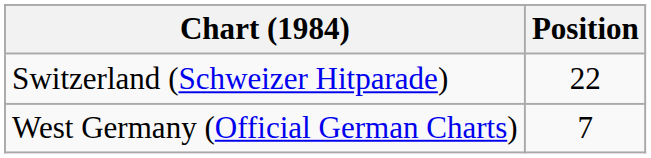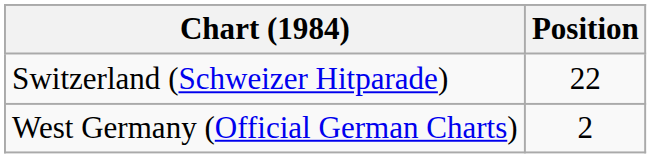(585, 127) 7 -> (585, 127) 2
